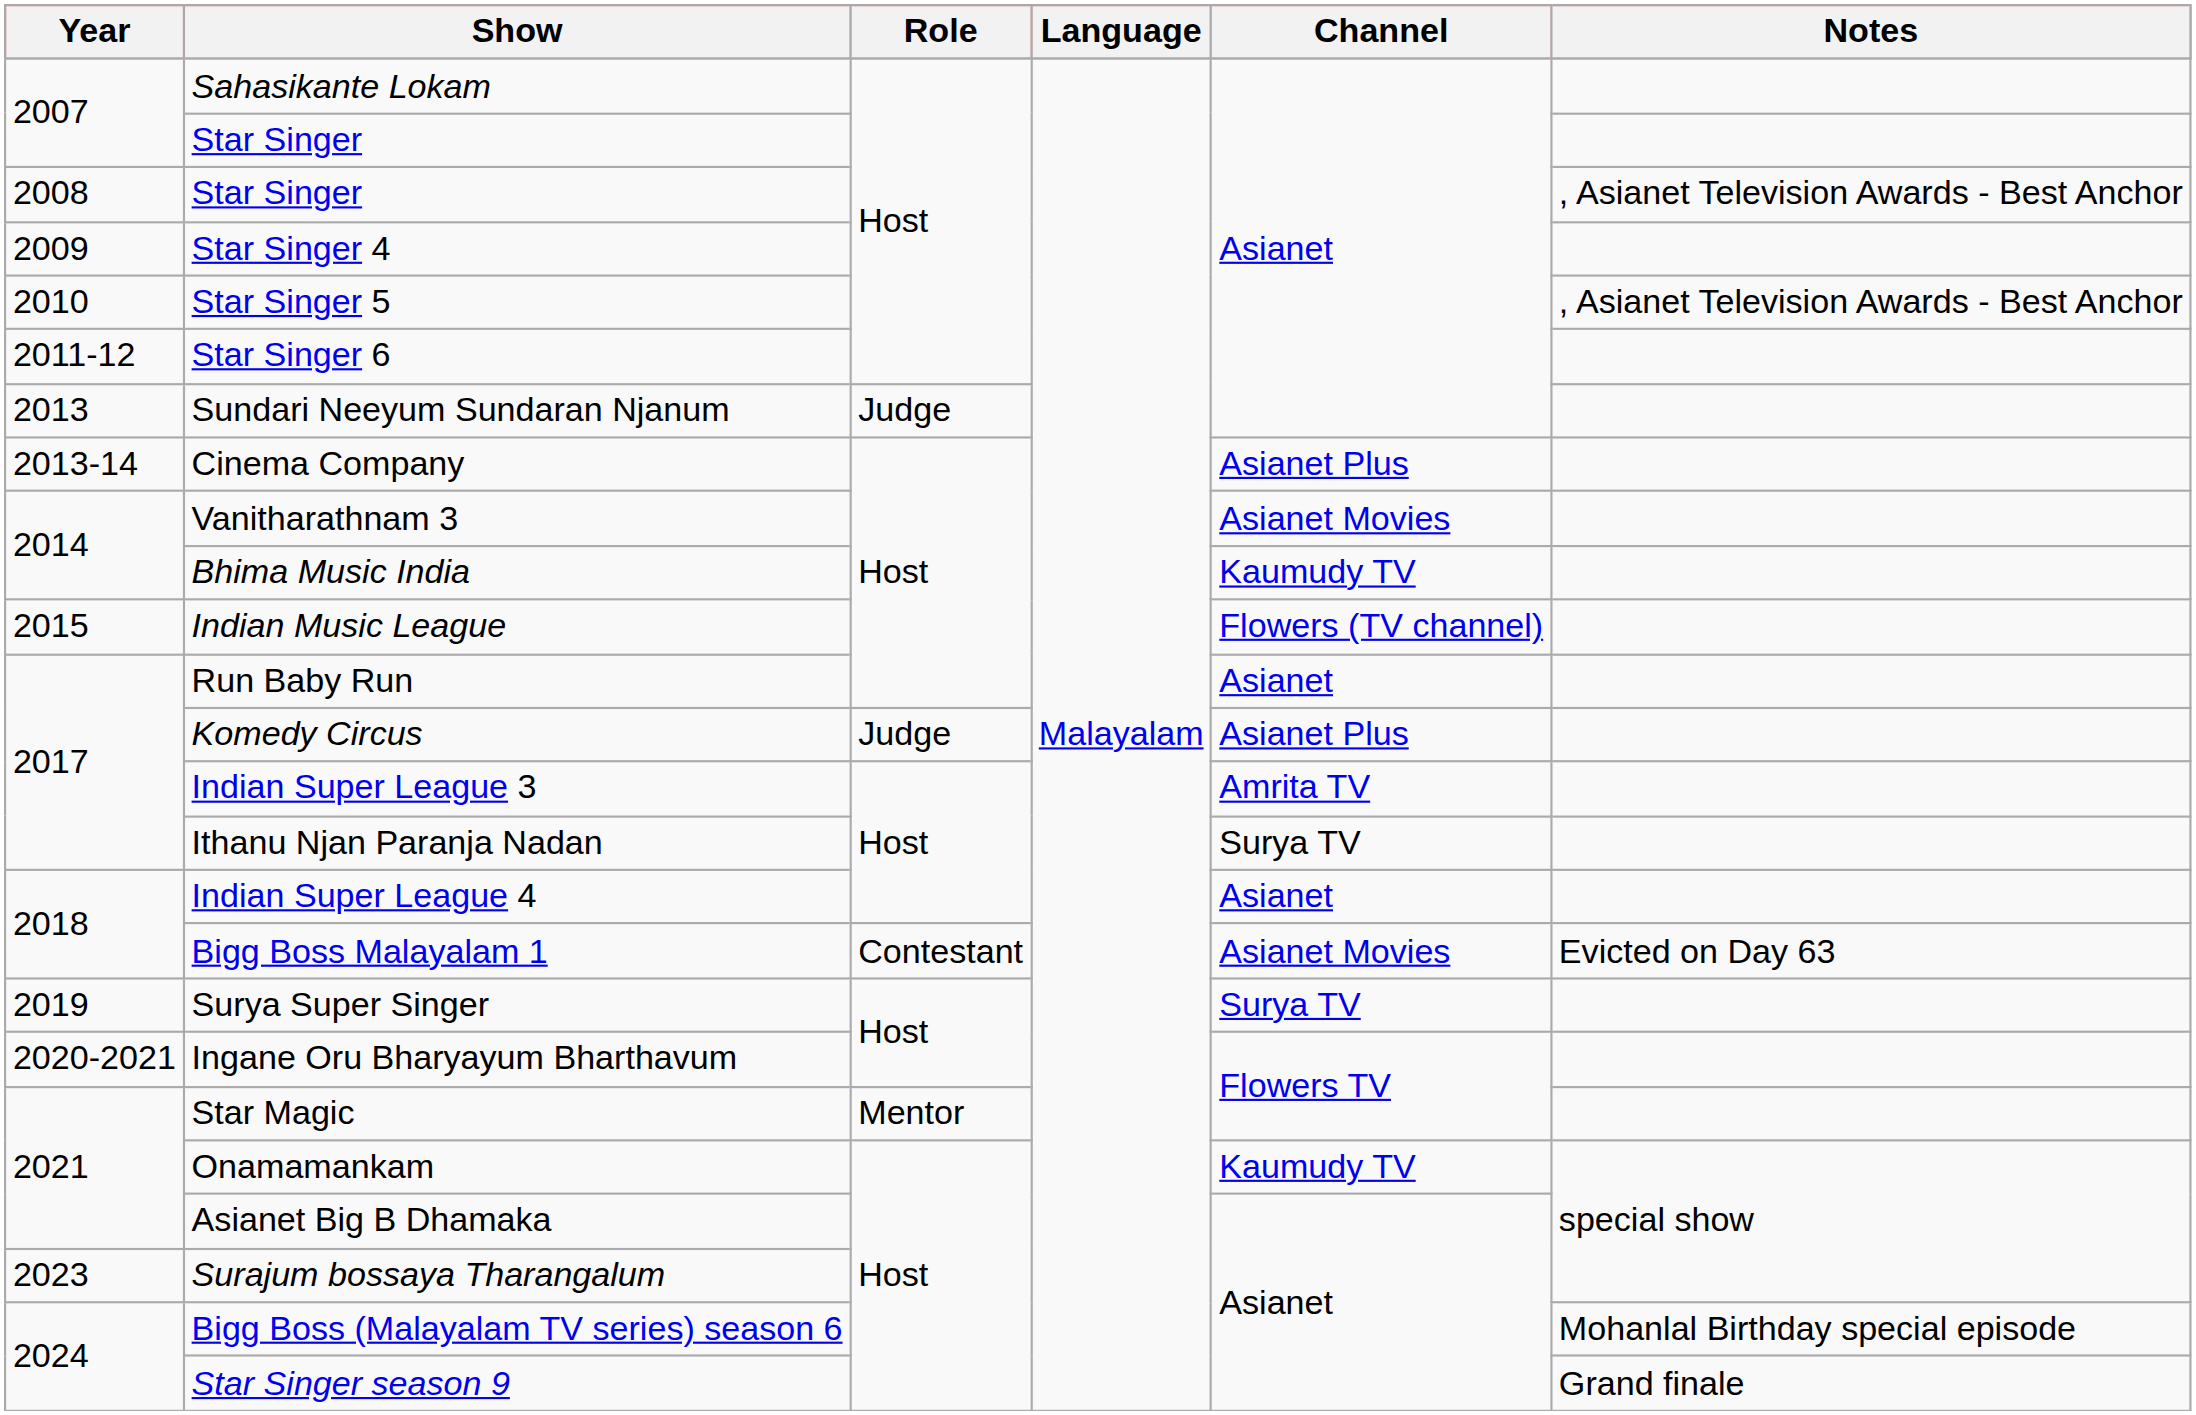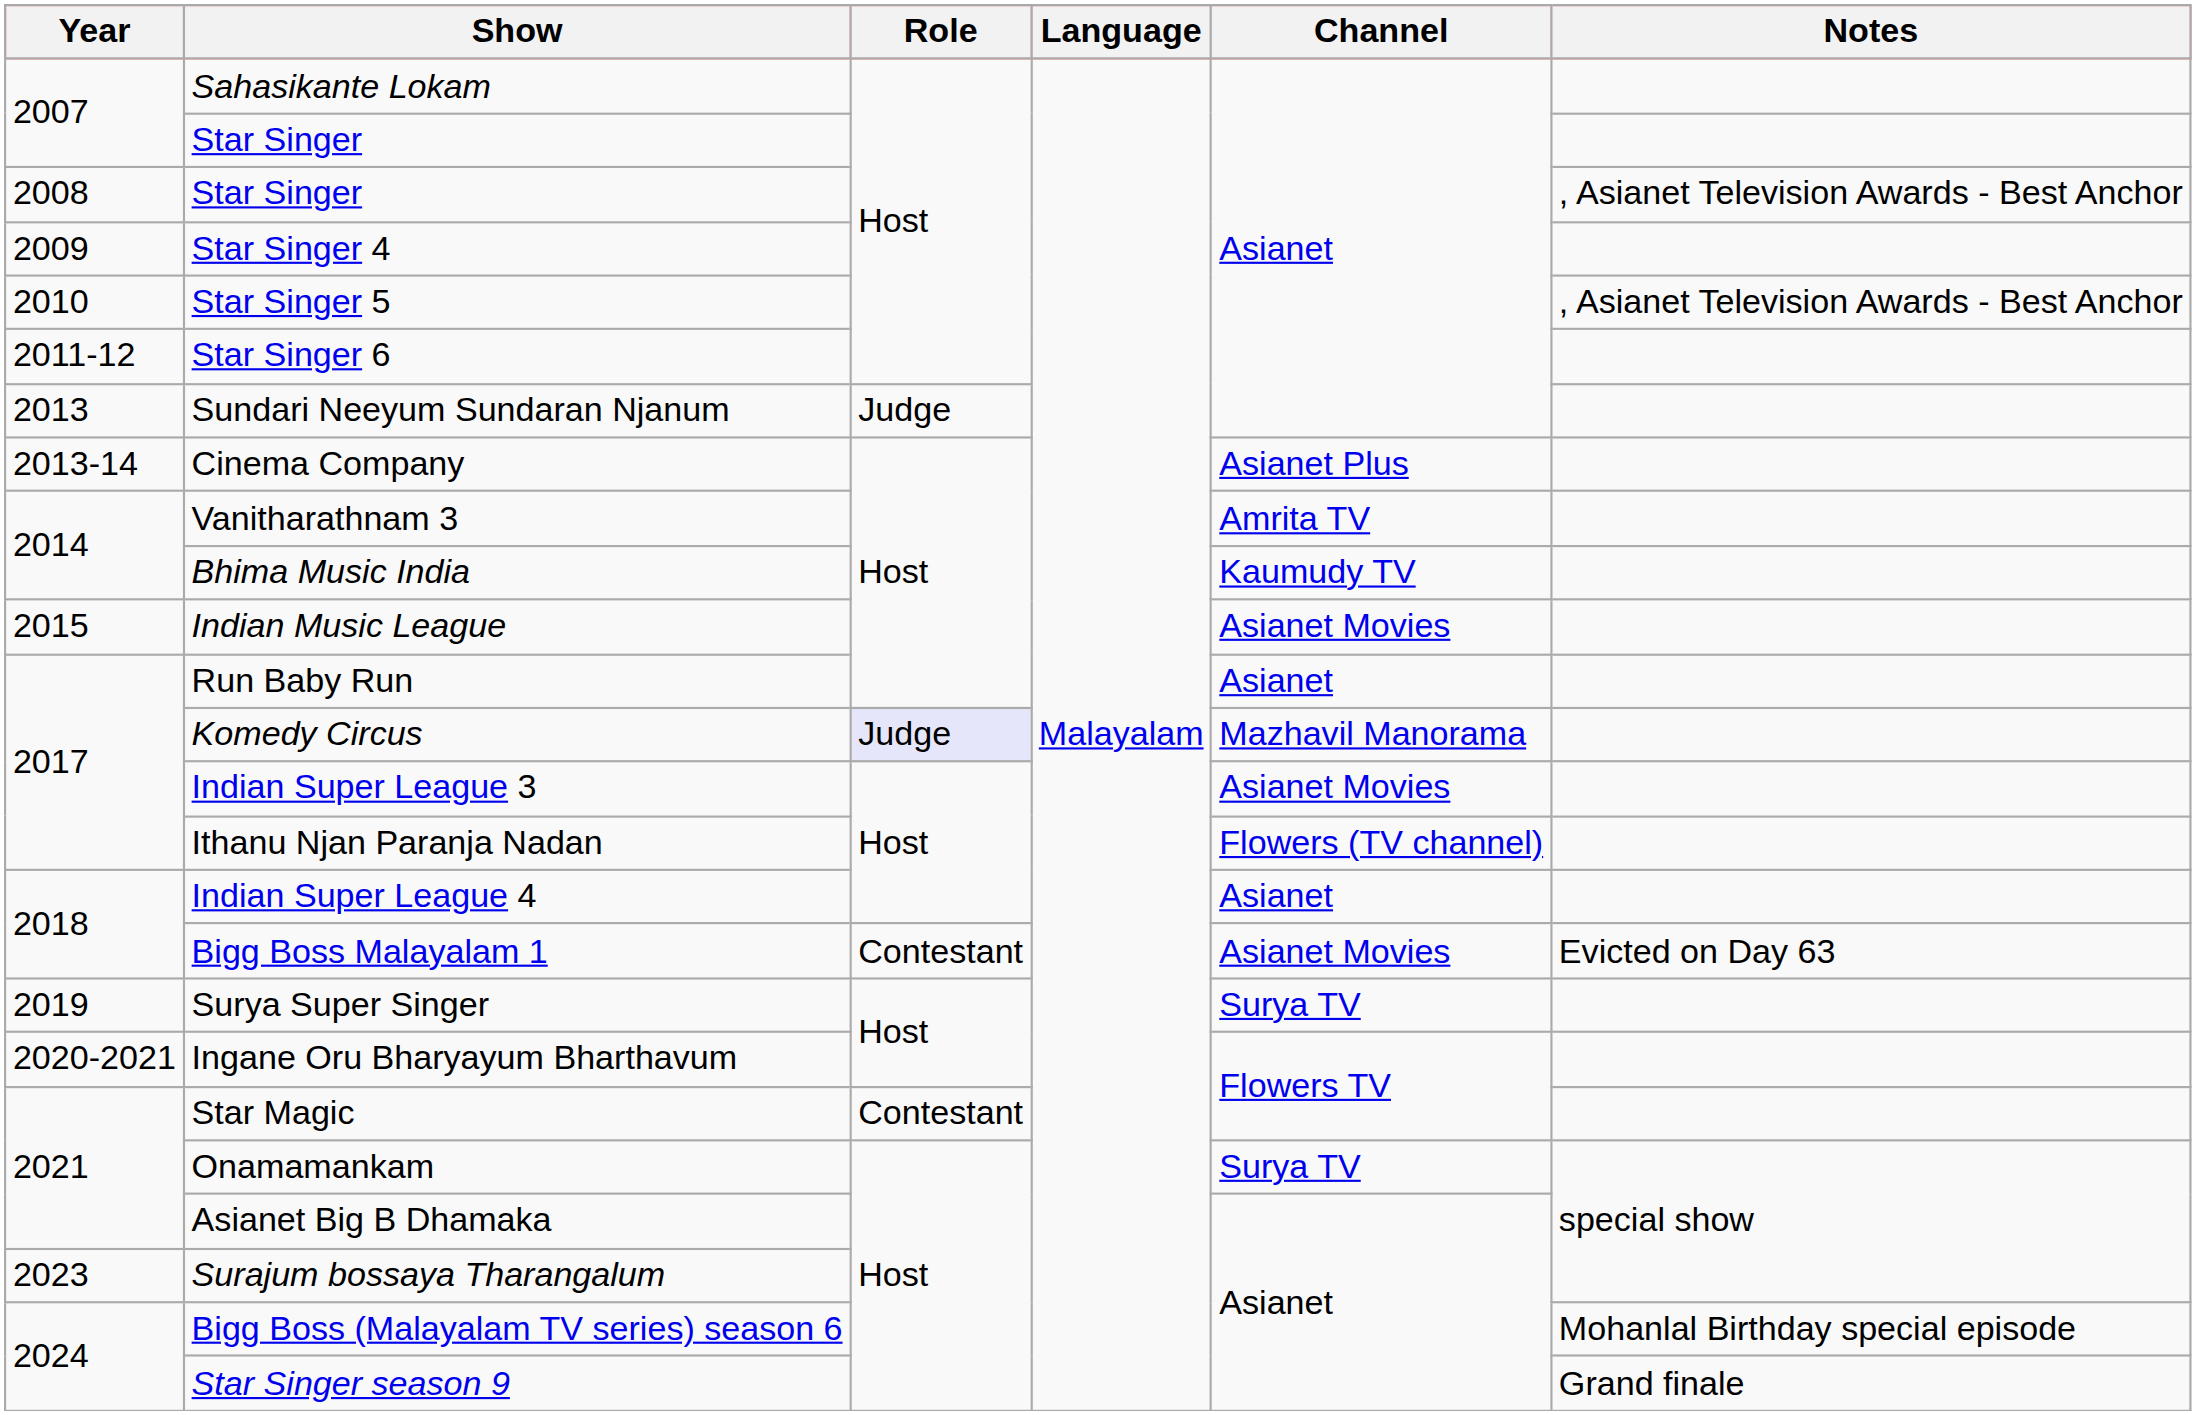(1335, 517) Asianet Movies -> (1295, 517) Amrita TV
(1381, 626) Flowers (TV channel) -> (1335, 626) Asianet Movies
(905, 734) no background -> (905, 734) lavender background
(1314, 734) Asianet Plus -> (1373, 734) Mazhavil Manorama
(1295, 788) Amrita TV -> (1335, 788) Asianet Movies
(1290, 842) Surya TV -> (1381, 842) Flowers (TV channel)
(911, 1112) Mentor -> (941, 1112) Contestant
(1317, 1166) Kaumudy TV -> (1290, 1166) Surya TV
